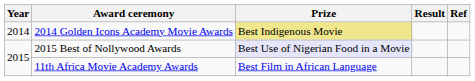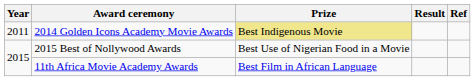(18, 31) 2014 -> (18, 31) 2011
(324, 48) lavender background -> (324, 48) no background
